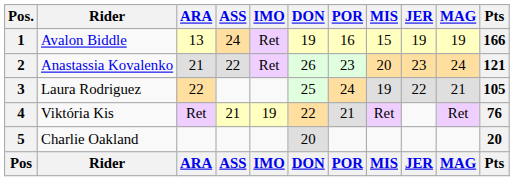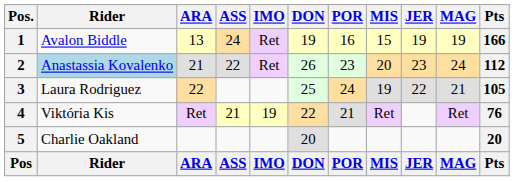(107, 65) no background -> (107, 65) lightblue background
(494, 65) 121 -> (494, 65) 112
